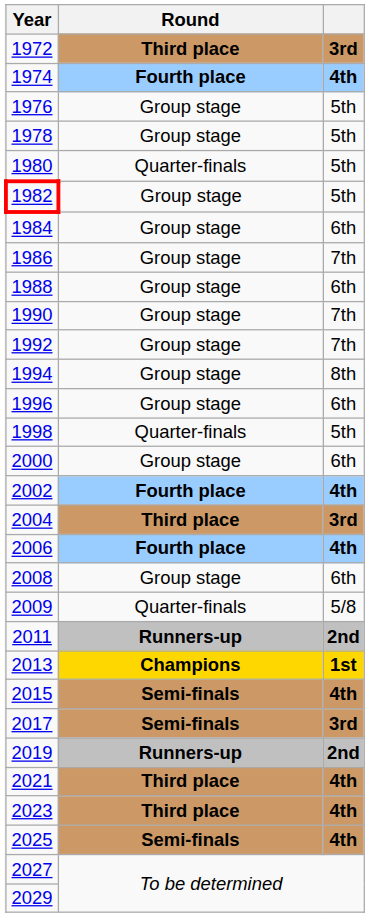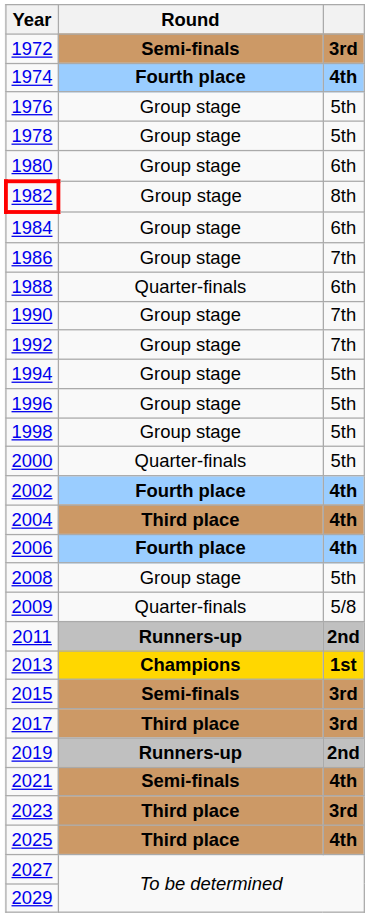(190, 49) Third place -> (190, 49) Semi-finals
(190, 166) Quarter-finals -> (190, 166) Group stage
(343, 166) 5th -> (343, 166) 6th
(343, 197) 5th -> (343, 197) 8th
(190, 287) Group stage -> (190, 287) Quarter-finals
(343, 374) 8th -> (343, 374) 5th
(343, 403) 6th -> (343, 403) 5th
(190, 432) Quarter-finals -> (190, 432) Group stage
(190, 462) Group stage -> (190, 462) Quarter-finals
(343, 462) 6th -> (343, 462) 5th
(343, 520) 3rd -> (343, 520) 4th
(343, 578) 6th -> (343, 578) 5th
(343, 694) 4th -> (343, 694) 3rd
(190, 724) Semi-finals -> (190, 724) Third place
(190, 782) Third place -> (190, 782) Semi-finals
(343, 811) 4th -> (343, 811) 3rd
(190, 840) Semi-finals -> (190, 840) Third place
